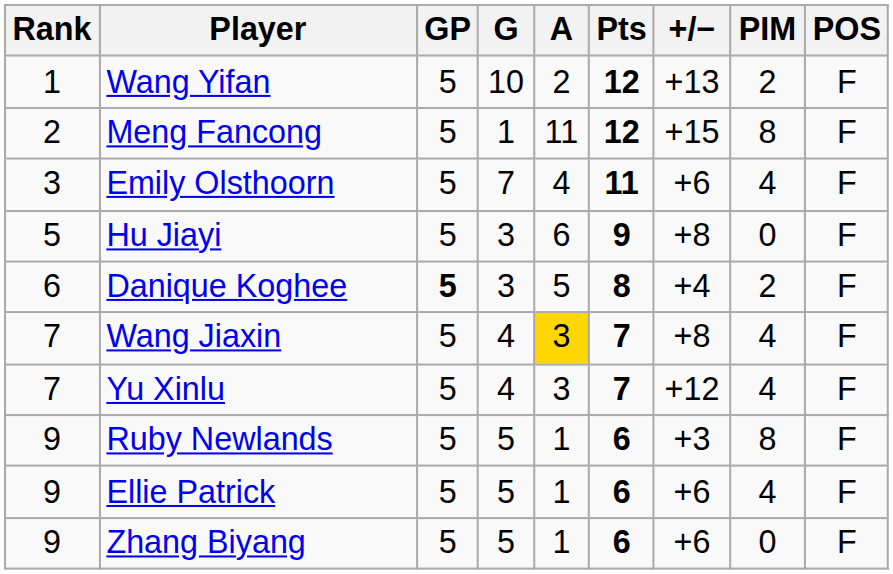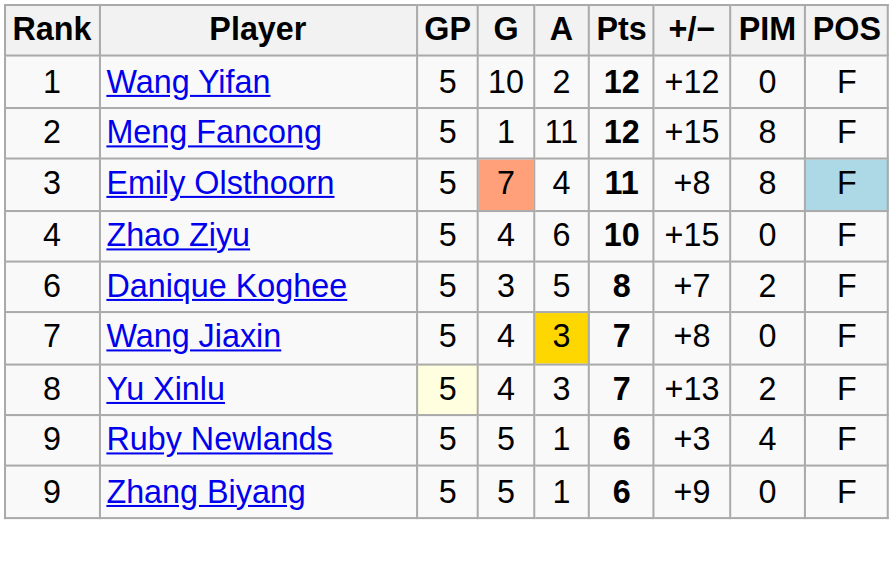(692, 81) +13 -> (692, 81) +12
(767, 81) 2 -> (767, 81) 0
(506, 183) no background -> (506, 183) lightsalmon background
(692, 183) +6 -> (692, 183) +8
(767, 183) 4 -> (767, 183) 8
(847, 183) no background -> (847, 183) lightblue background
+ row: (178, 235)
- row: (164, 235)
(448, 286) bold -> (448, 286) normal
(692, 286) +4 -> (692, 286) +7
(767, 337) 4 -> (767, 337) 0
(52, 388) 7 -> (52, 388) 8
(448, 388) no background -> (448, 388) lightyellow background
(692, 388) +12 -> (692, 388) +13
(767, 388) 4 -> (767, 388) 2
(767, 440) 8 -> (767, 440) 4
- row: (191, 491)
(692, 542) +6 -> (692, 491) +9
